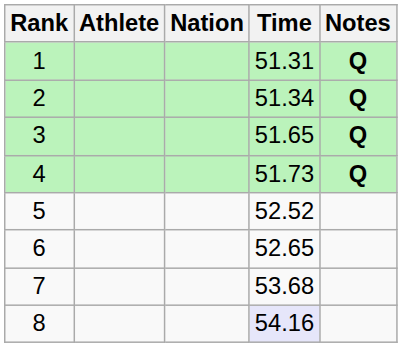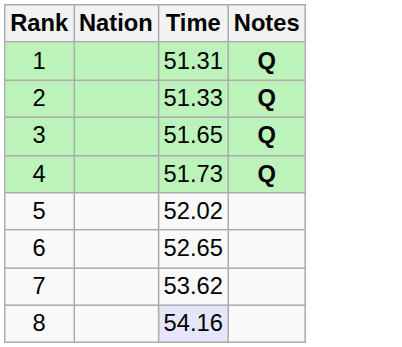- column: (119, 23)
(284, 98) 51.34 -> (193, 98) 51.33
(284, 211) 52.52 -> (193, 211) 52.02
(284, 286) 53.68 -> (193, 286) 53.62
